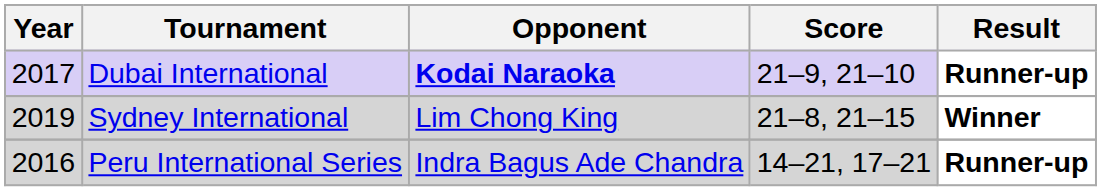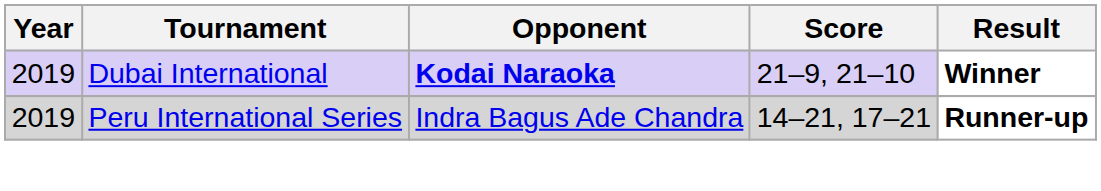(43, 73) 2017 -> (43, 73) 2019
(1016, 73) Runner-up -> (993, 73) Winner
- row: (218, 118)
(43, 163) 2016 -> (43, 118) 2019
